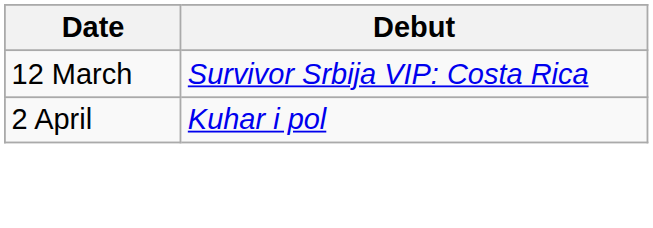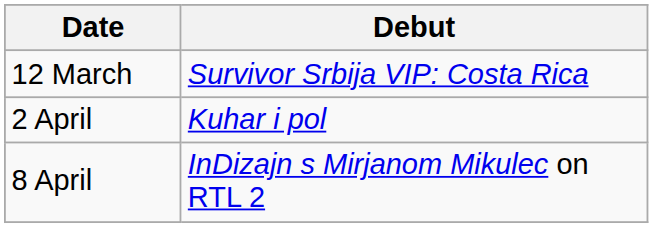+ row: (52, 181)
